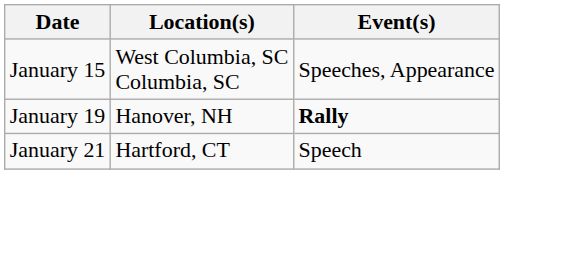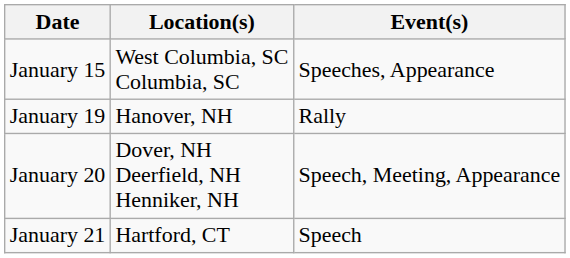(323, 116) bold -> (322, 116) normal
+ row: (58, 175)
